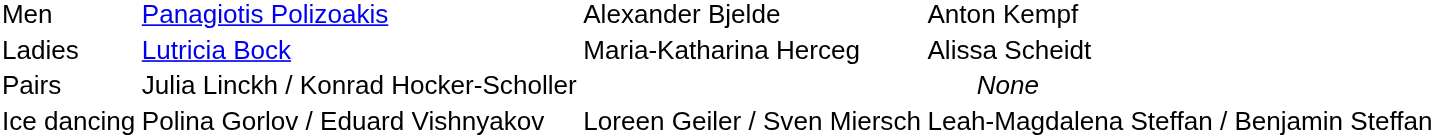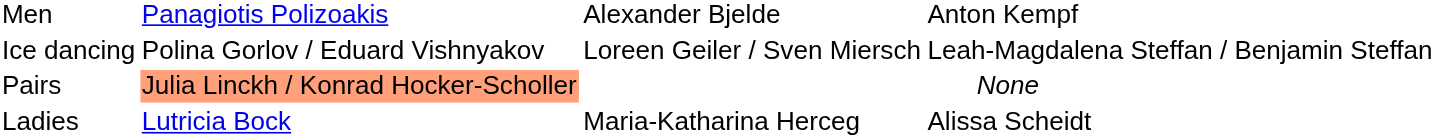rows swapped: (40, 50) <-> (69, 121)
(359, 85) no background -> (359, 85) lightsalmon background
